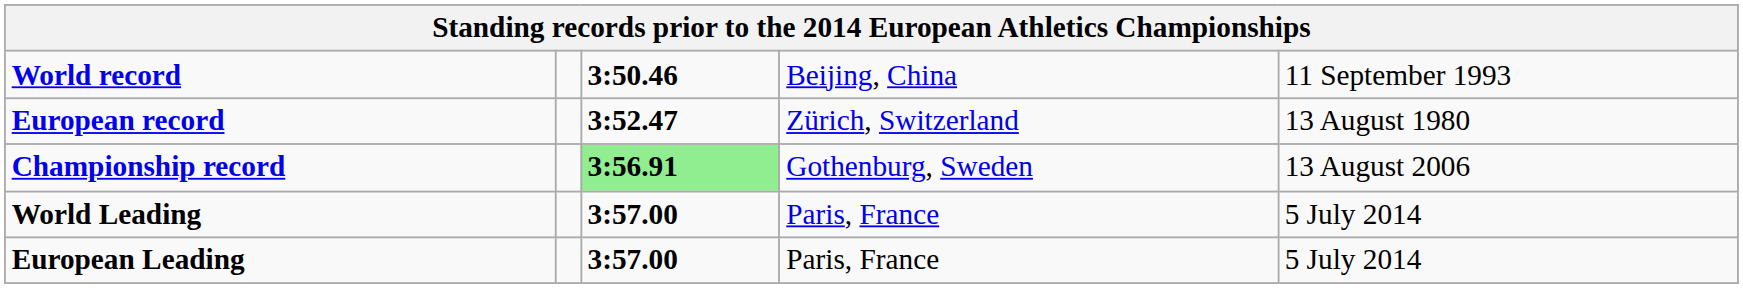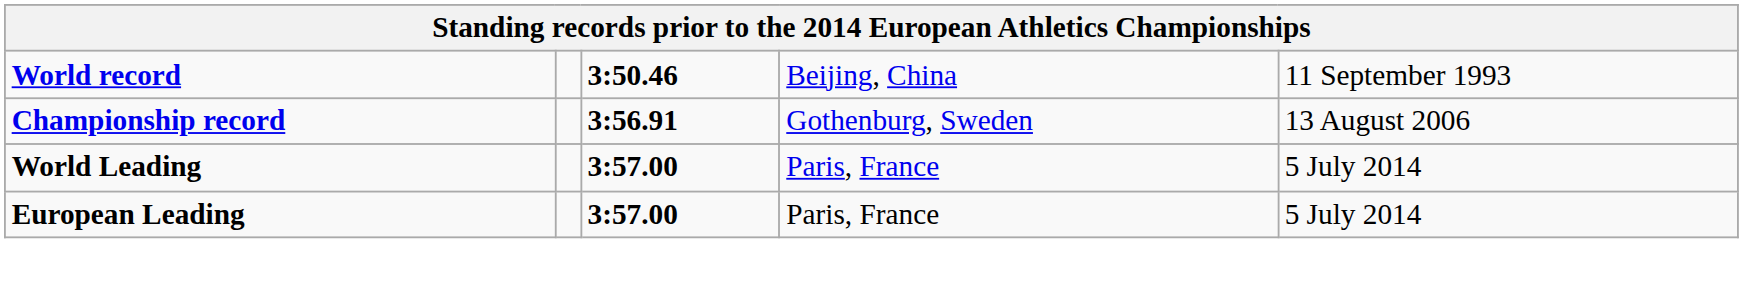- row: (118, 120)
(633, 167) lightgreen background -> (633, 120) no background
